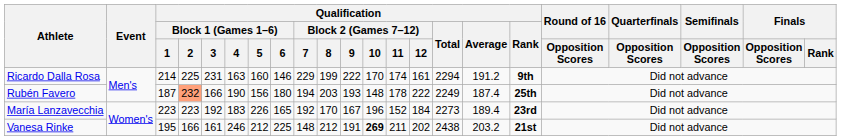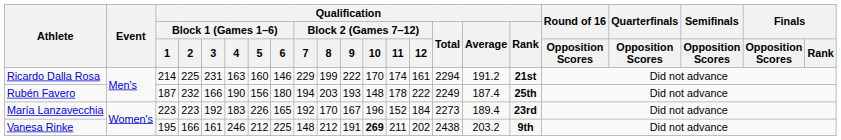(525, 76) 9th -> (525, 76) 21st
(190, 94) lightsalmon background -> (190, 94) no background
(525, 128) 21st -> (525, 128) 9th
